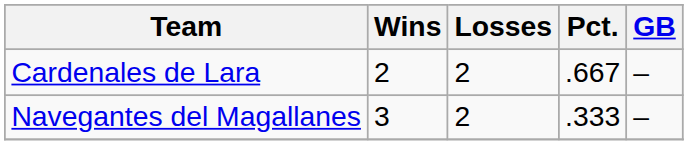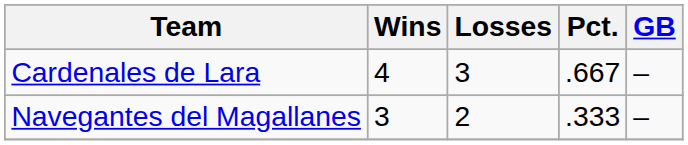(382, 71) 2 -> (382, 71) 4
(462, 71) 2 -> (462, 71) 3
